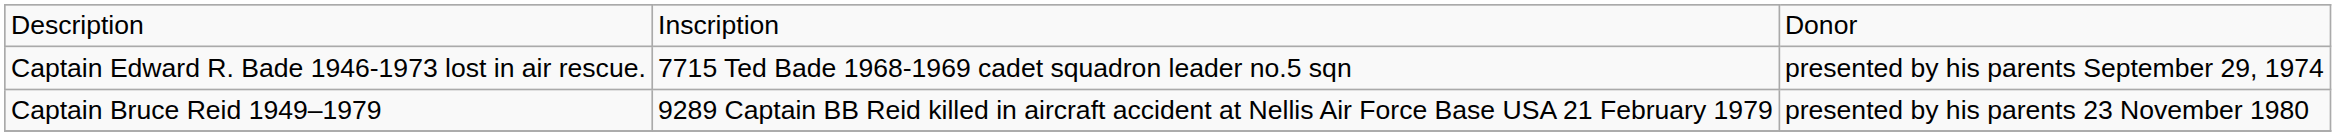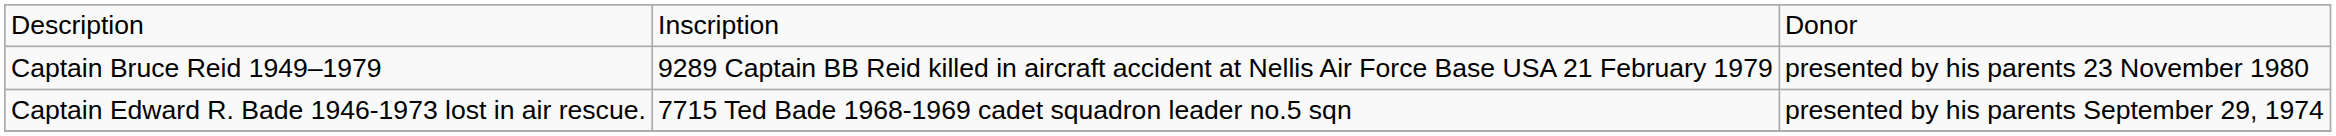rows swapped: (328, 67) <-> (196, 109)
